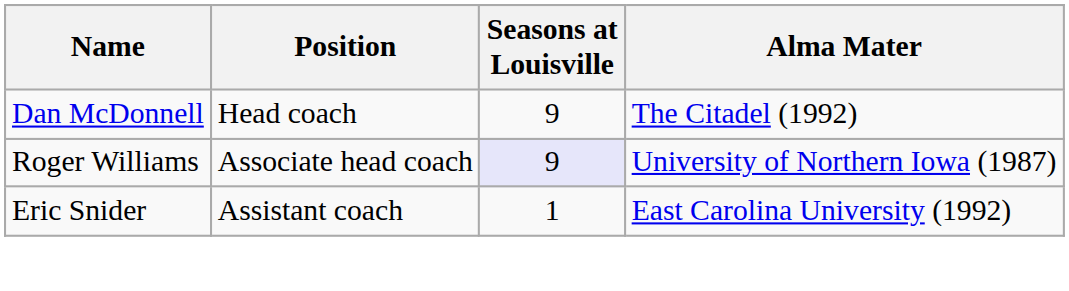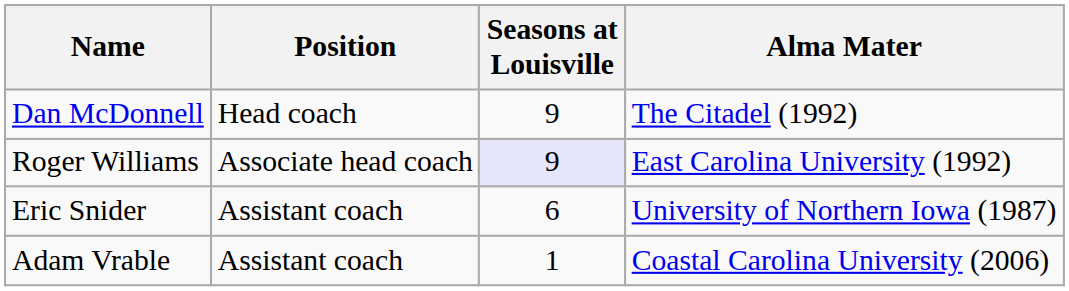(844, 162) University of Northern Iowa (1987) -> (821, 162) East Carolina University (1992)
(552, 211) 1 -> (552, 211) 6
(821, 211) East Carolina University (1992) -> (844, 211) University of Northern Iowa (1987)
+ row: (91, 260)
